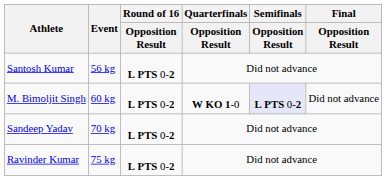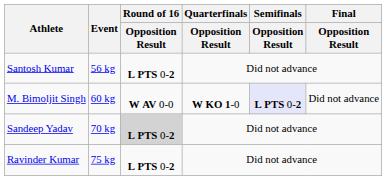(151, 105) L PTS 0-2 -> (151, 105) W AV 0-0
(151, 136) no background -> (151, 136) lightgrey background
